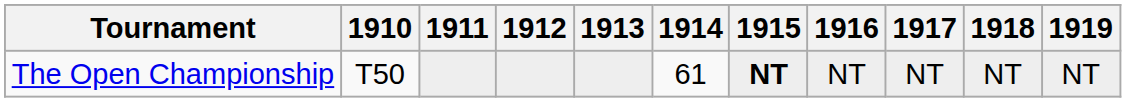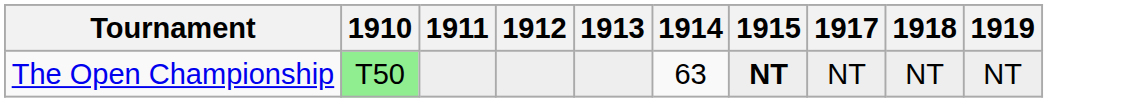- column: (847, 28)
(380, 74) no background -> (380, 74) lightgreen background
(691, 74) 61 -> (691, 74) 63
